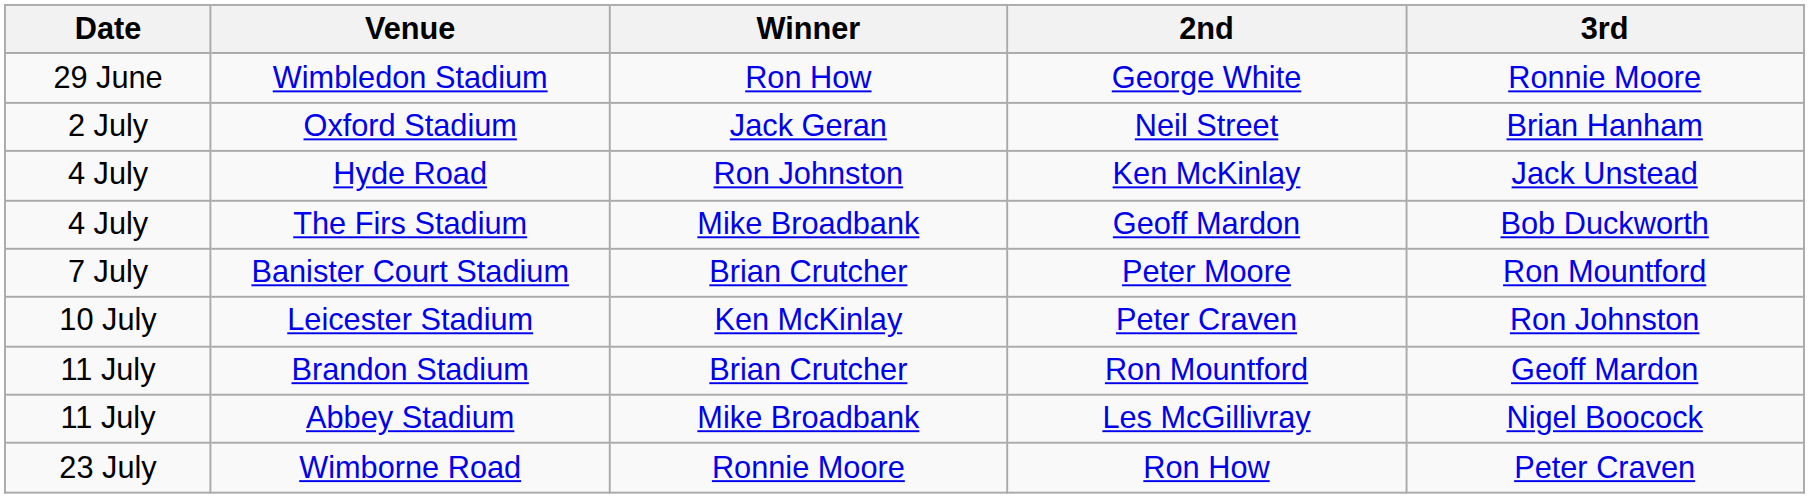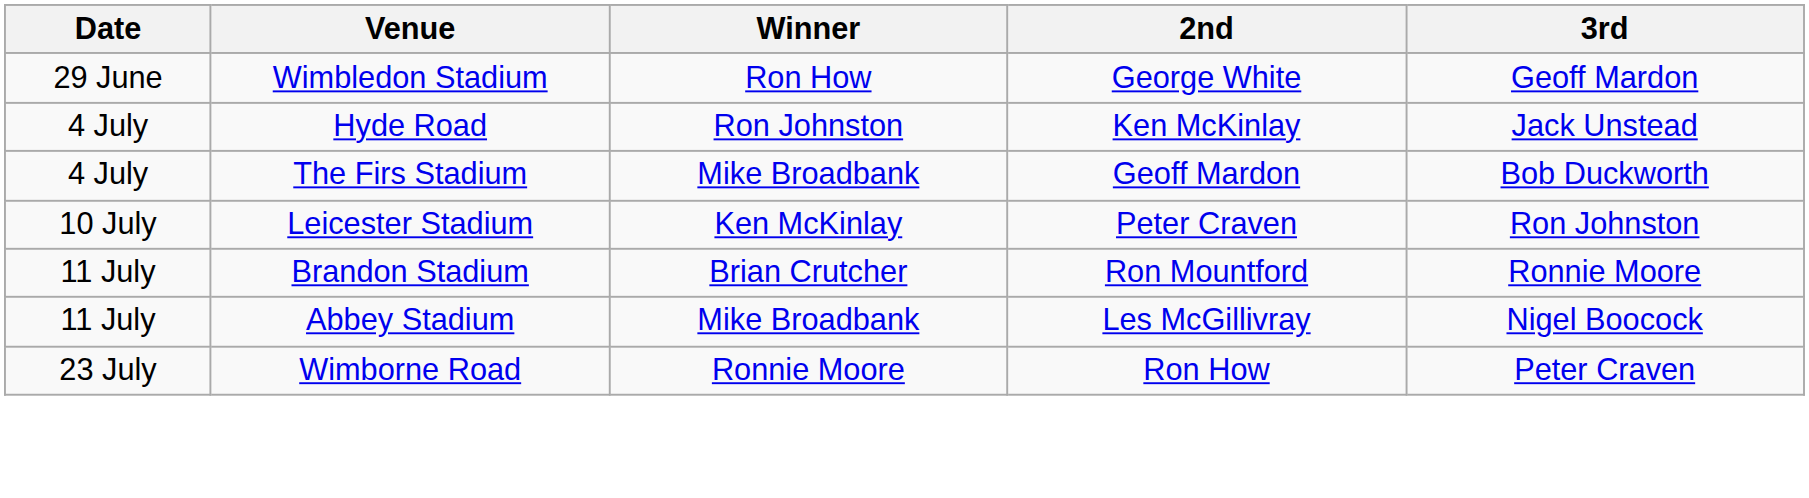(1605, 77) Ronnie Moore -> (1605, 77) Geoff Mardon
- row: (410, 126)
- row: (410, 272)
(1605, 369) Geoff Mardon -> (1605, 272) Ronnie Moore
